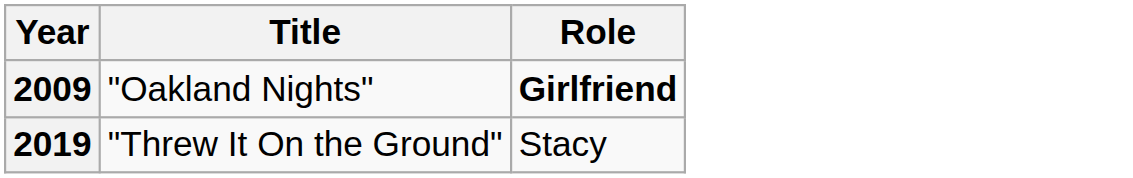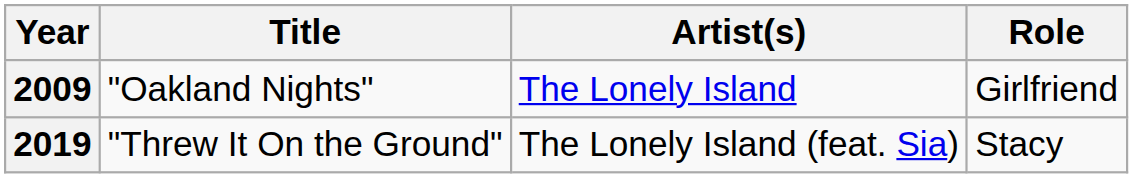+ column: (739, 32)
(598, 88) bold -> (1047, 88) normal
